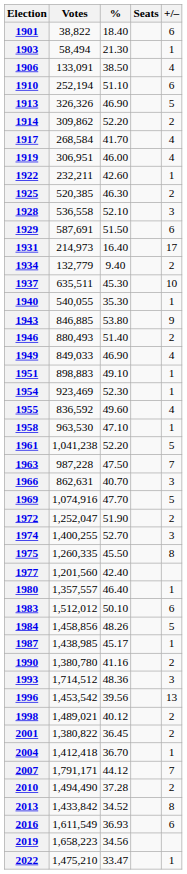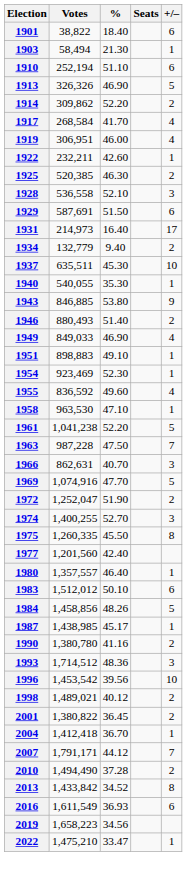- row: (27, 67)
(172, 698) 13 -> (172, 680) 10
